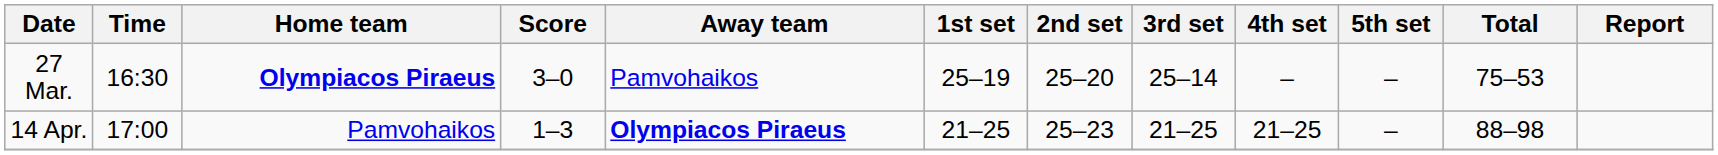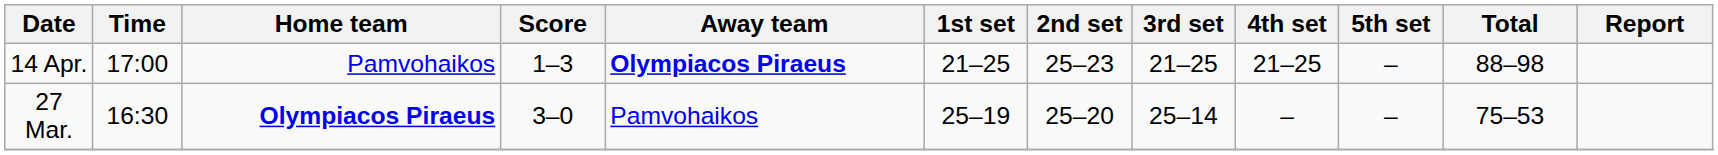rows swapped: (49, 76) <-> (49, 129)
